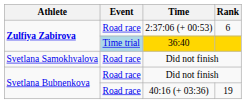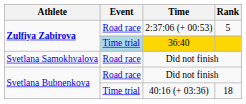(228, 28) 6 -> (228, 28) 5
(122, 91) Road race -> (121, 91) Time trial
(228, 91) 19 -> (228, 91) 18
